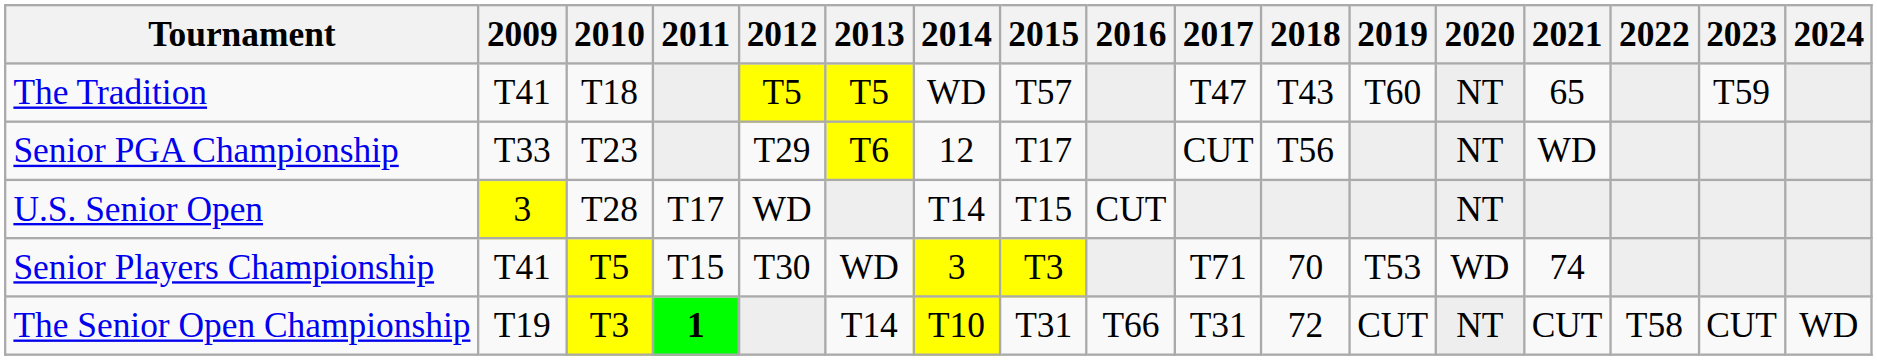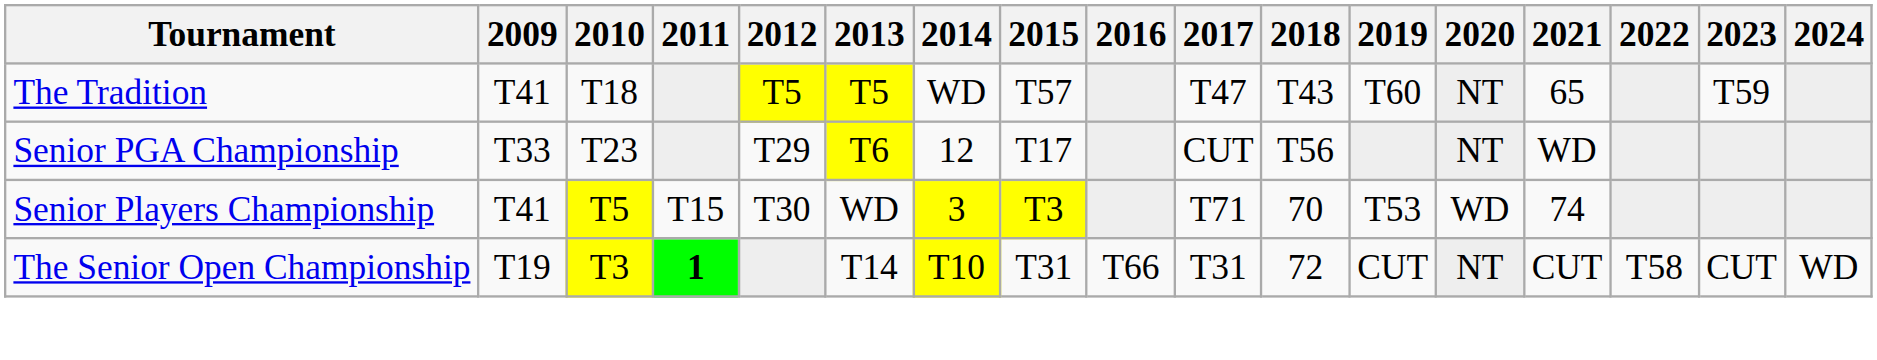- row: (138, 209)
